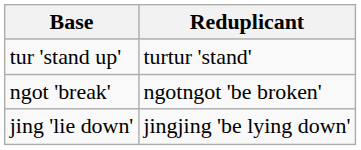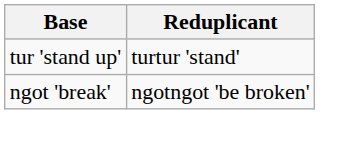- row: (72, 126)
